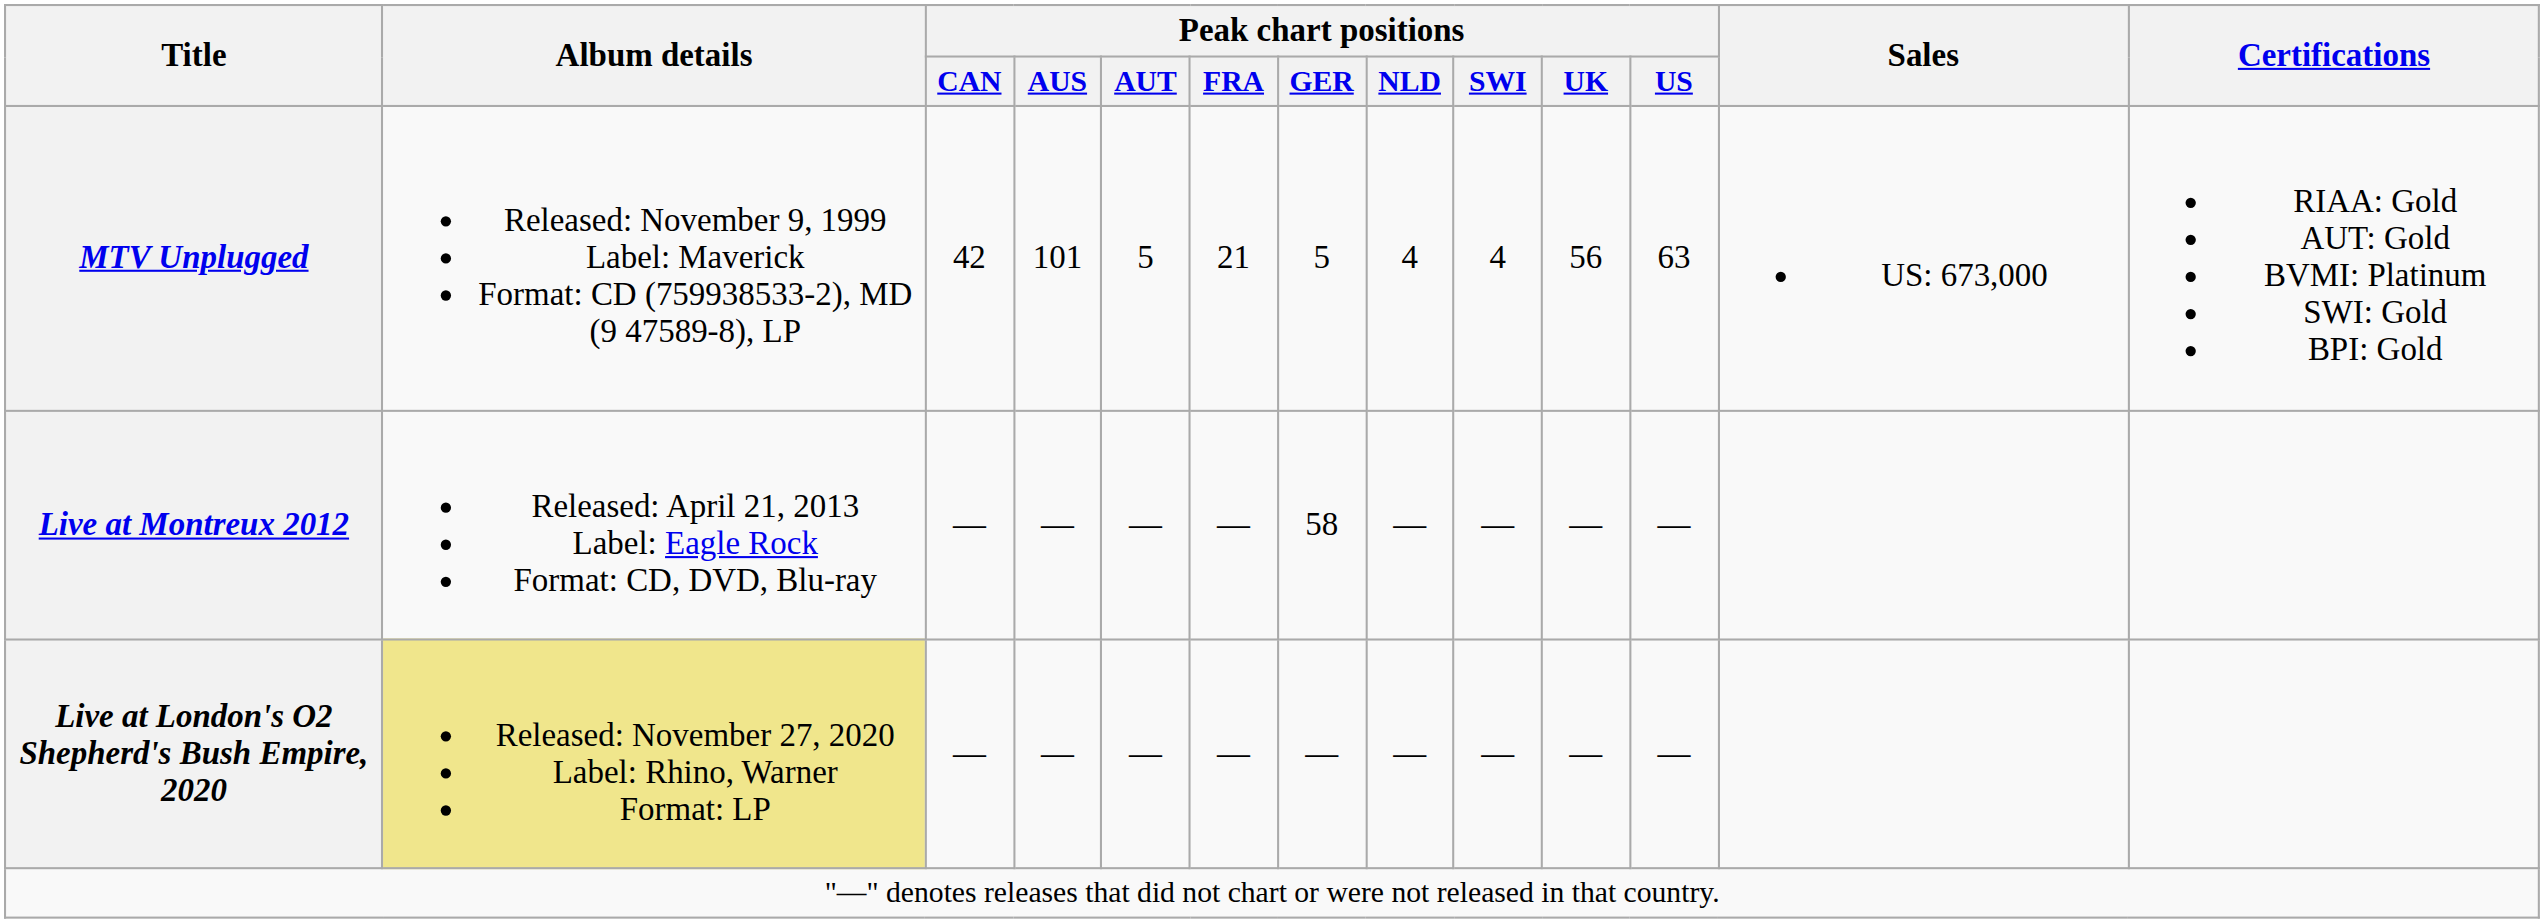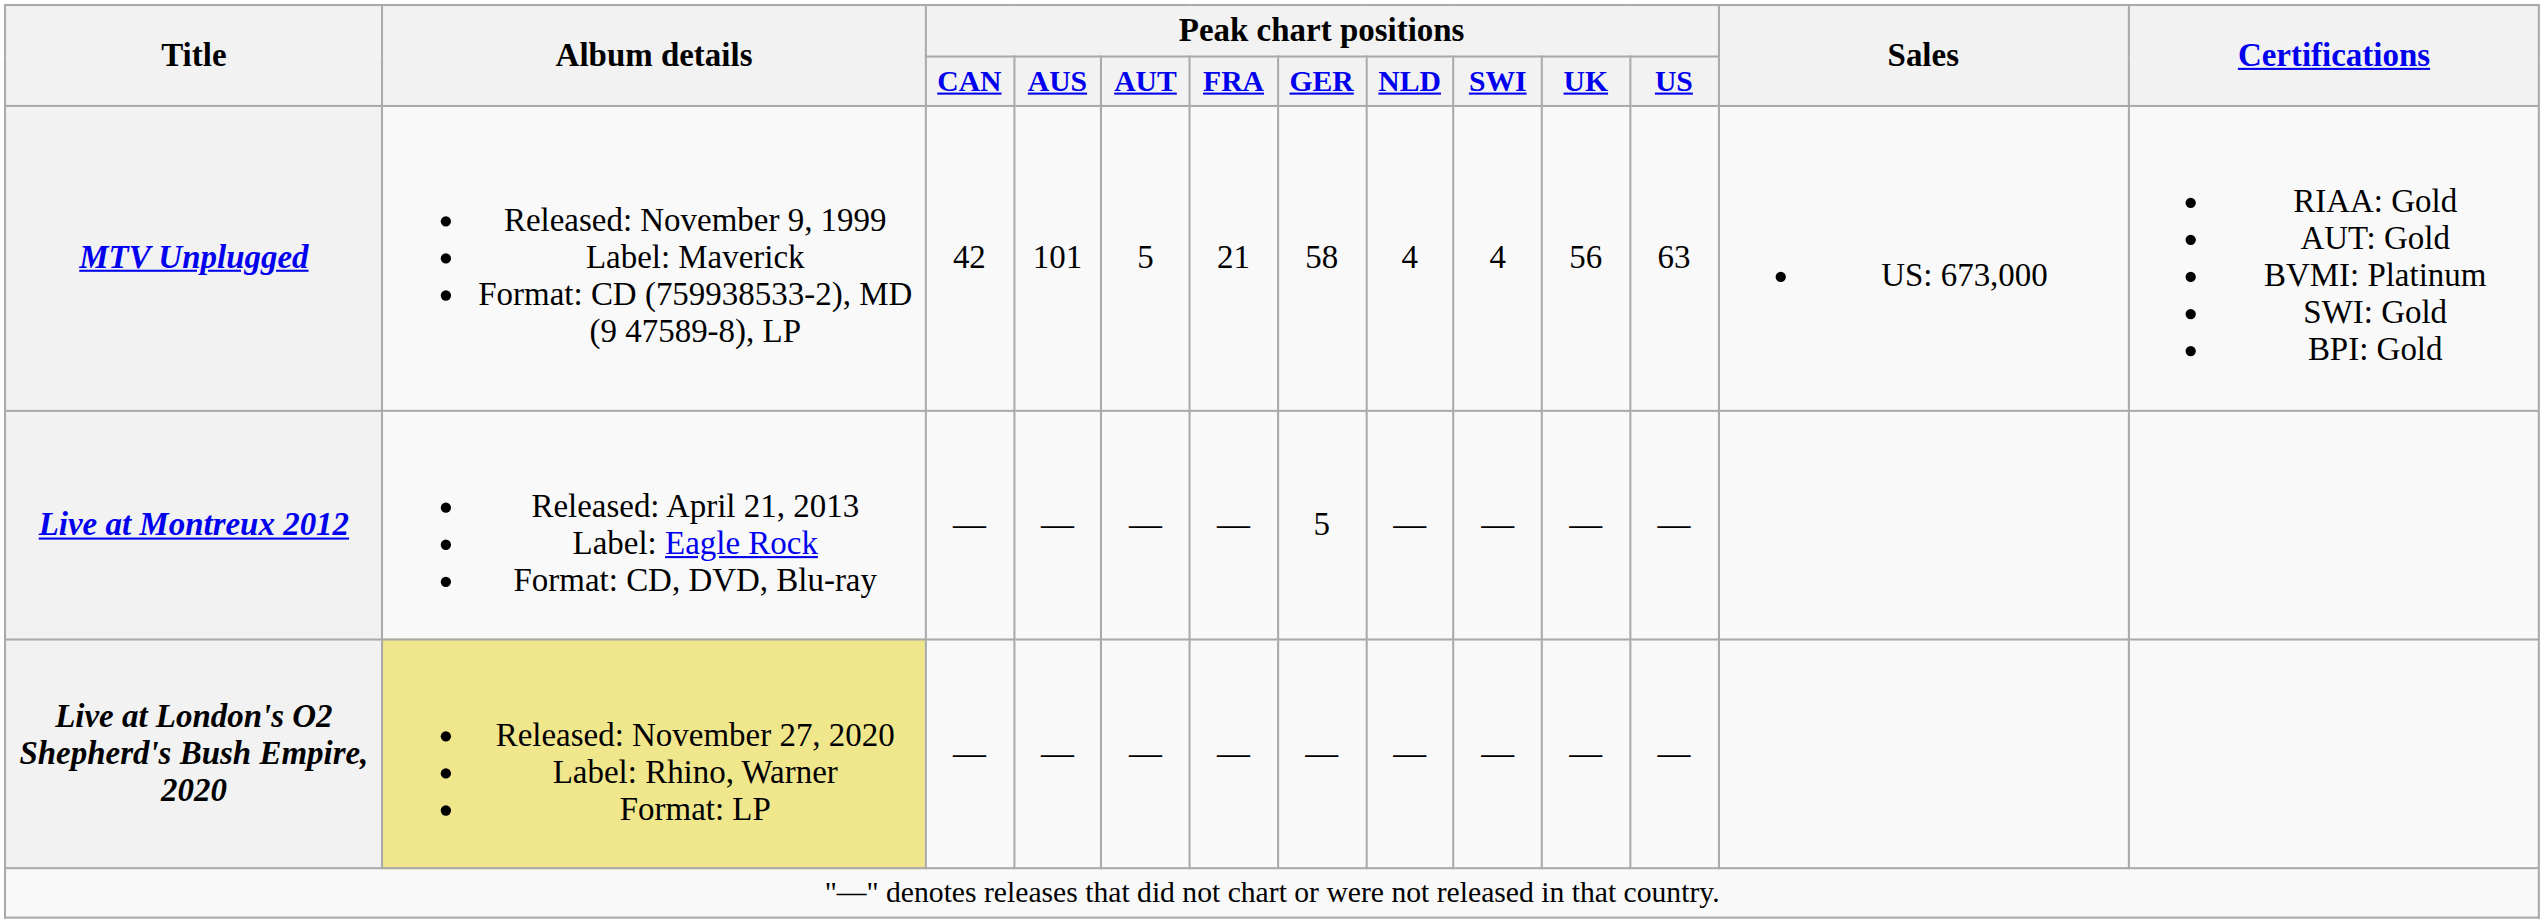(1322, 257) 5 -> (1322, 257) 58
(1322, 524) 58 -> (1322, 524) 5
